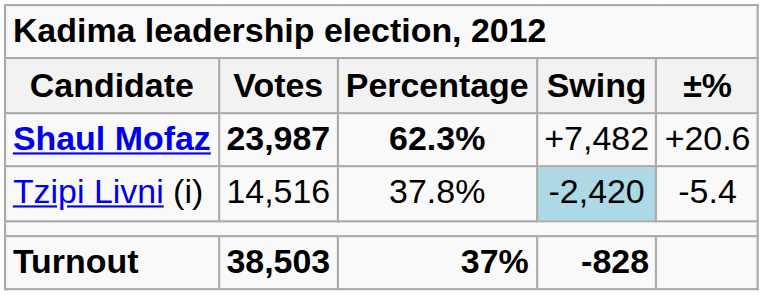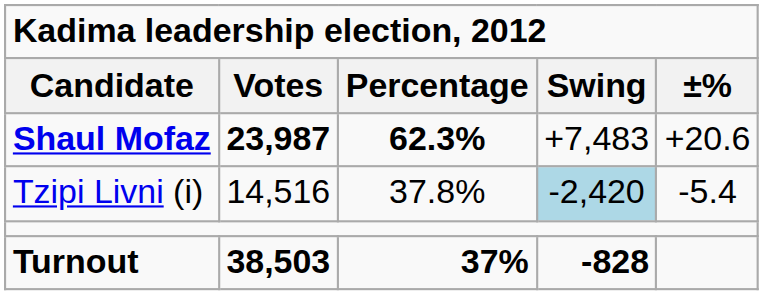(597, 138) +7,482 -> (597, 138) +7,483
